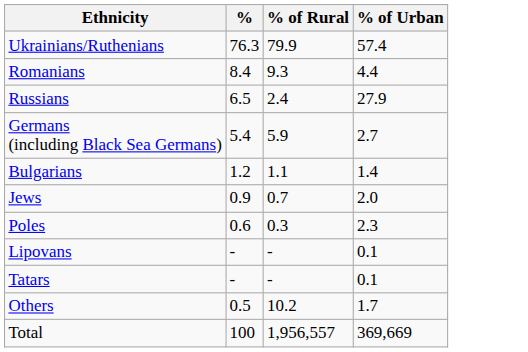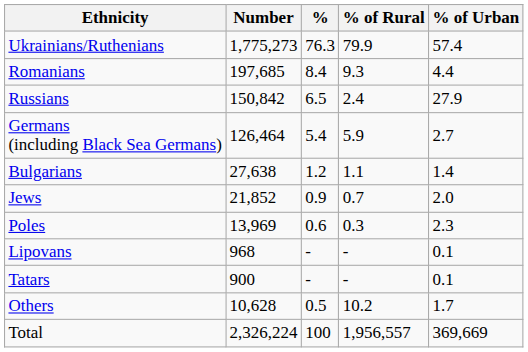+ column: (264, 17)
